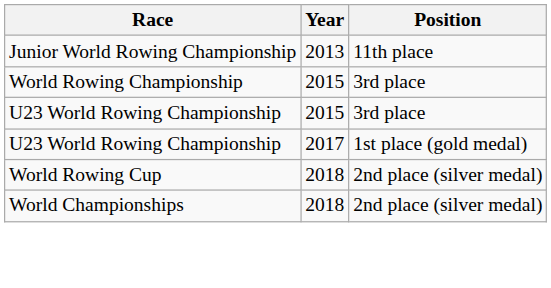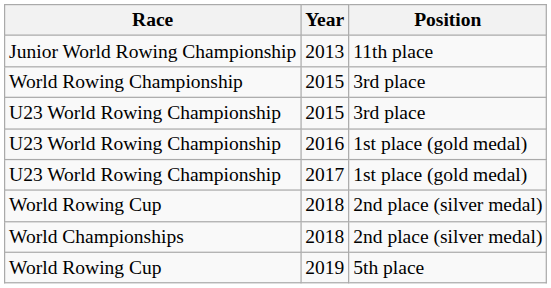+ row: (145, 143)
+ row: (85, 267)
